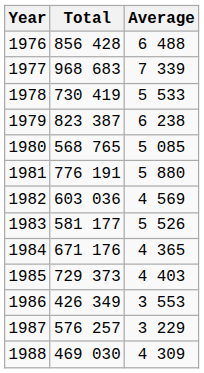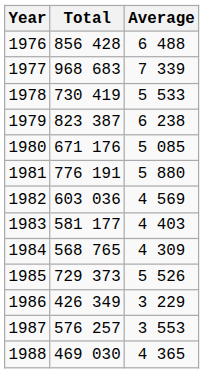(87, 148) 568 765 -> (87, 148) 671 176
(162, 225) 5 526 -> (162, 225) 4 403
(87, 251) 671 176 -> (87, 251) 568 765
(162, 251) 4 365 -> (162, 251) 4 309
(162, 277) 4 403 -> (162, 277) 5 526
(162, 303) 3 553 -> (162, 303) 3 229
(162, 329) 3 229 -> (162, 329) 3 553
(162, 354) 4 309 -> (162, 354) 4 365
